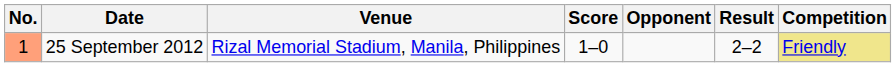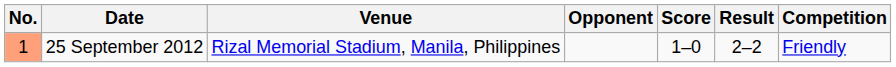columns swapped: (669, 18) <-> (593, 18)
(814, 47) khaki background -> (814, 47) no background
